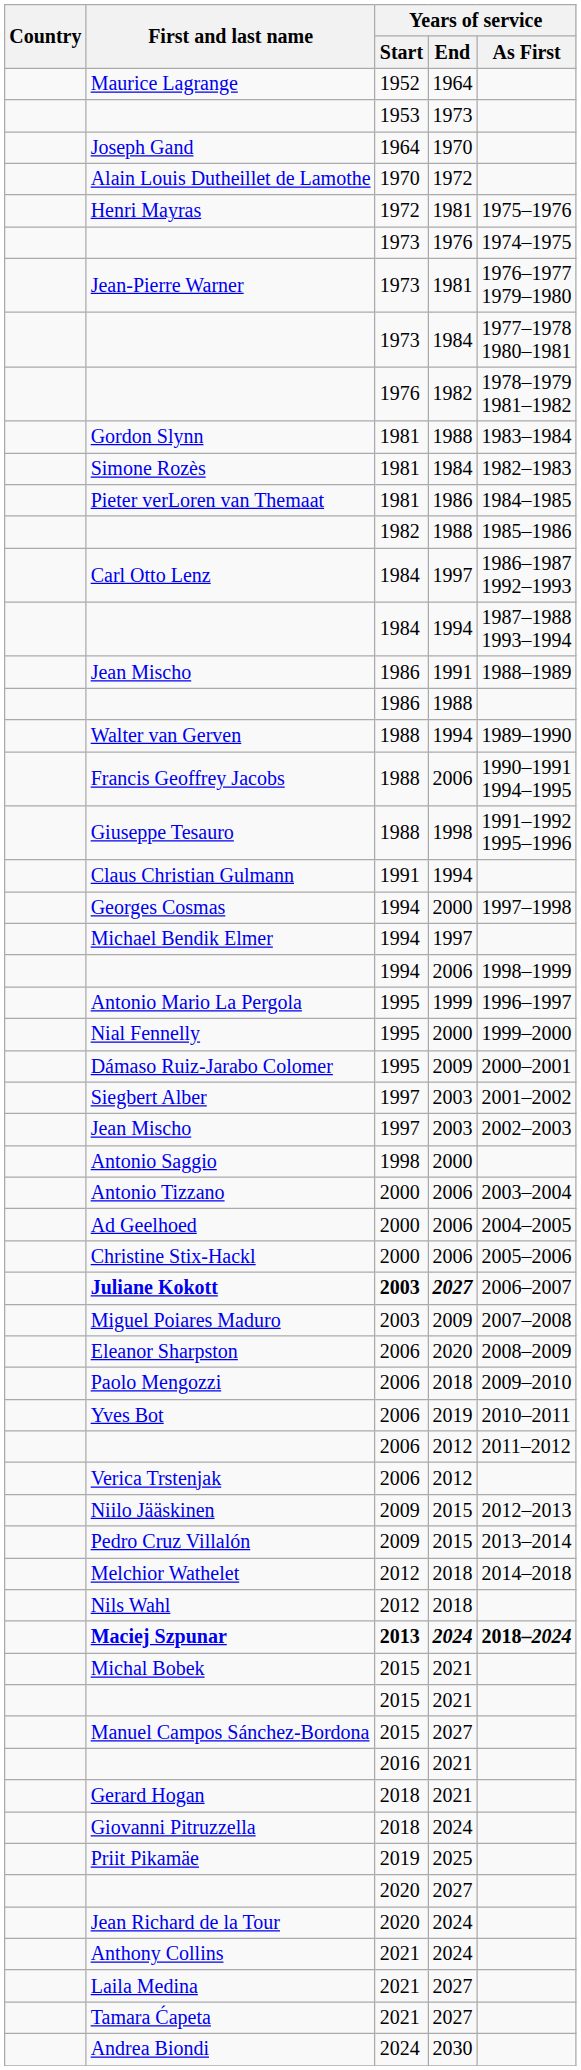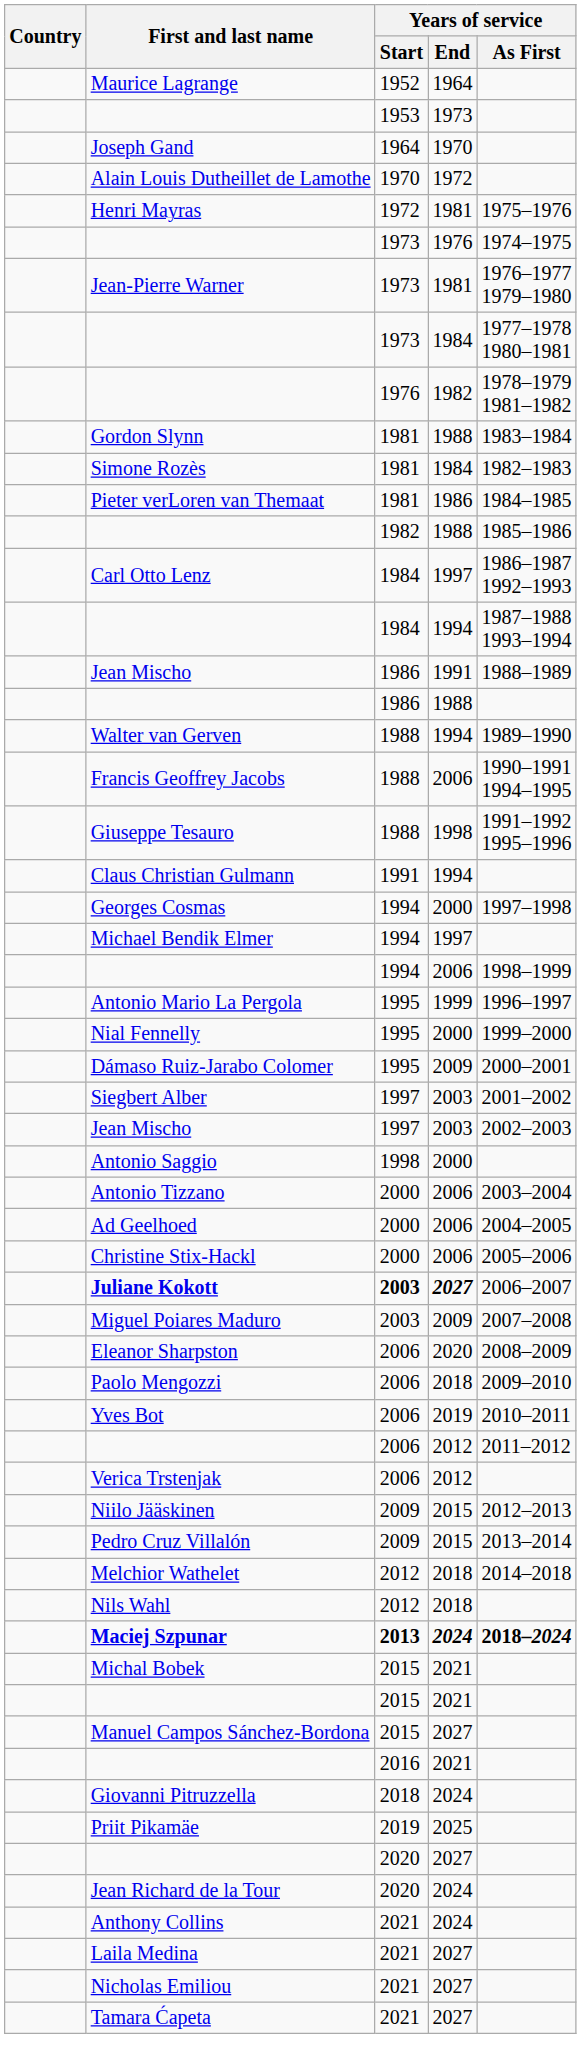- row: (148, 1795)
+ row: (161, 1985)
- row: (150, 2049)
